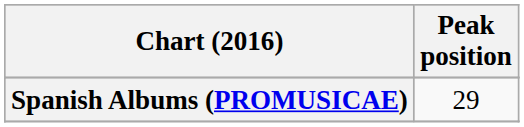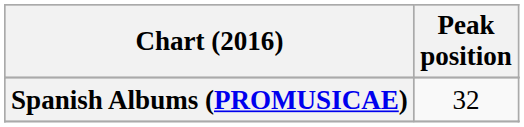(466, 99) 29 -> (466, 99) 32
